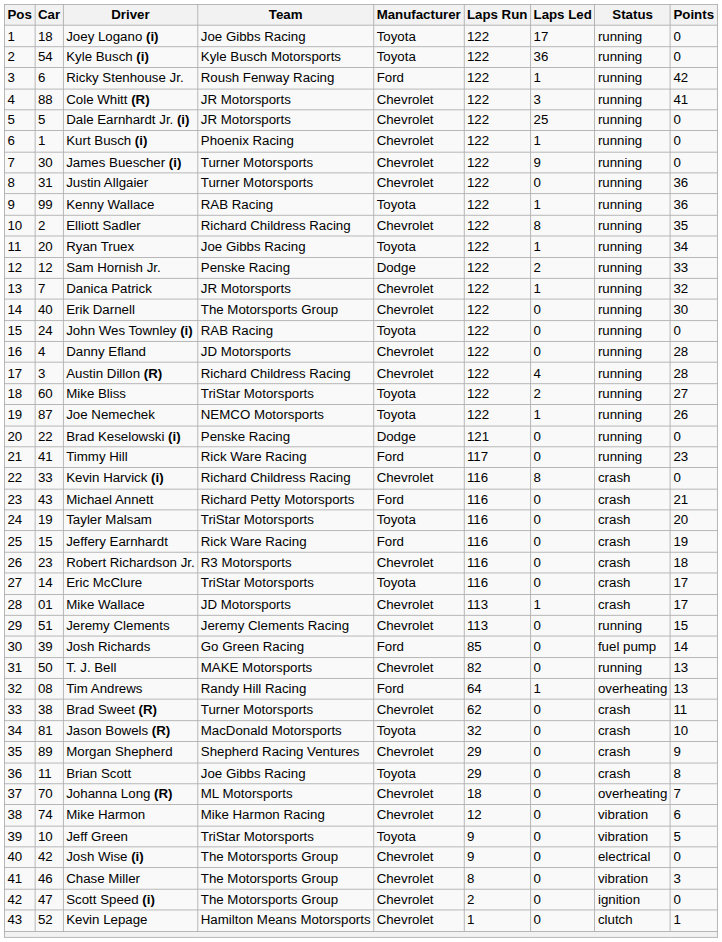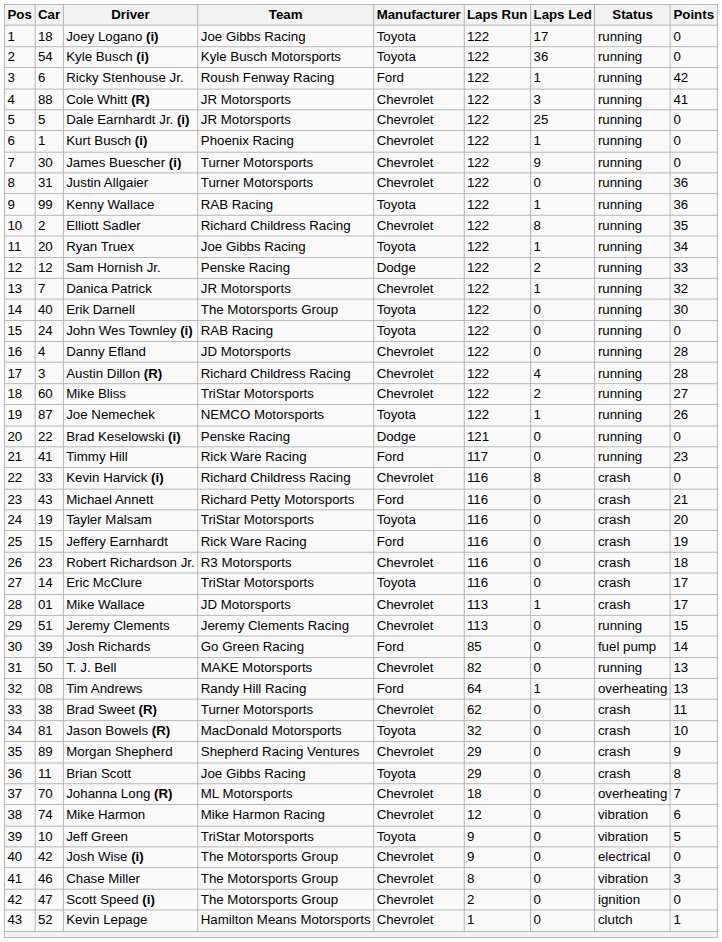(405, 309) Chevrolet -> (396, 309) Toyota
(396, 394) Toyota -> (405, 394) Chevrolet
